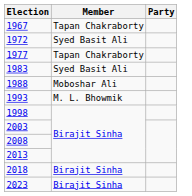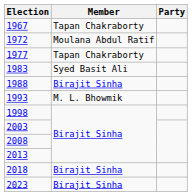(90, 40) Syed Basit Ali -> (104, 40) Moulana Abdul Ratif
(85, 84) Moboshar Ali -> (88, 84) Birajit Sinha
